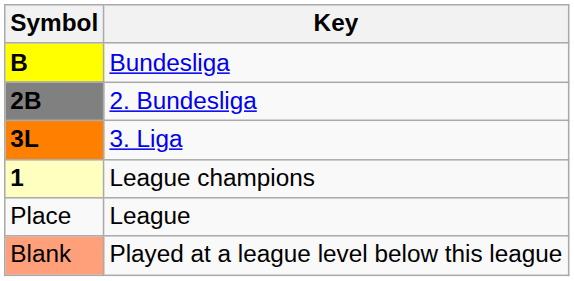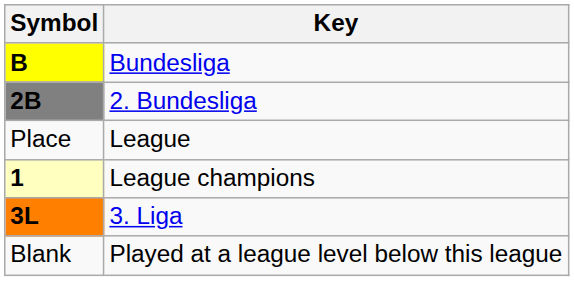rows swapped: (146, 139) <-> (150, 216)
(41, 255) lightsalmon background -> (41, 255) no background
